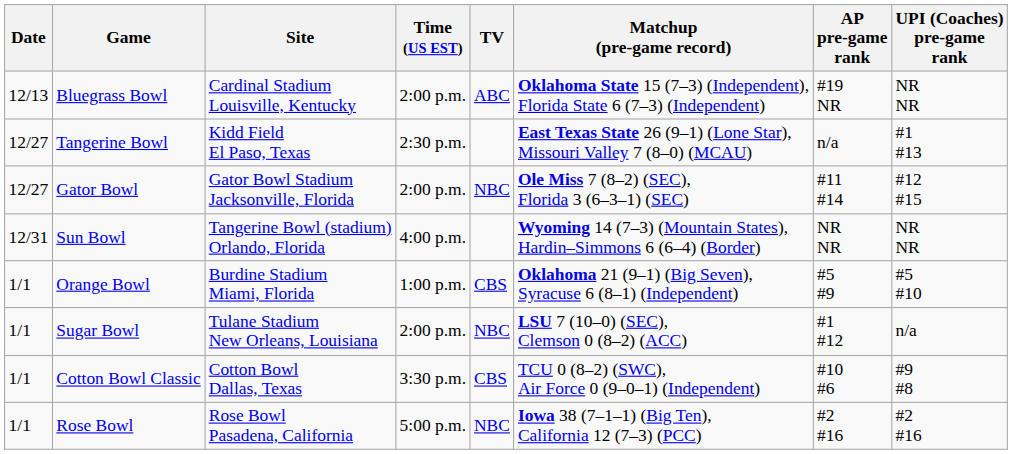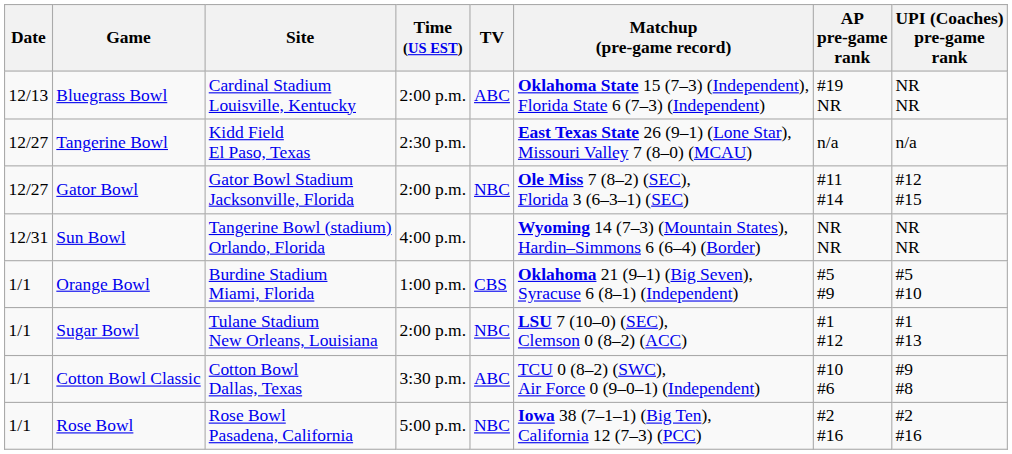(909, 142) #1 #13 -> (906, 142) n/a
(906, 331) n/a -> (909, 331) #1 #13
(491, 378) CBS -> (492, 378) ABC
